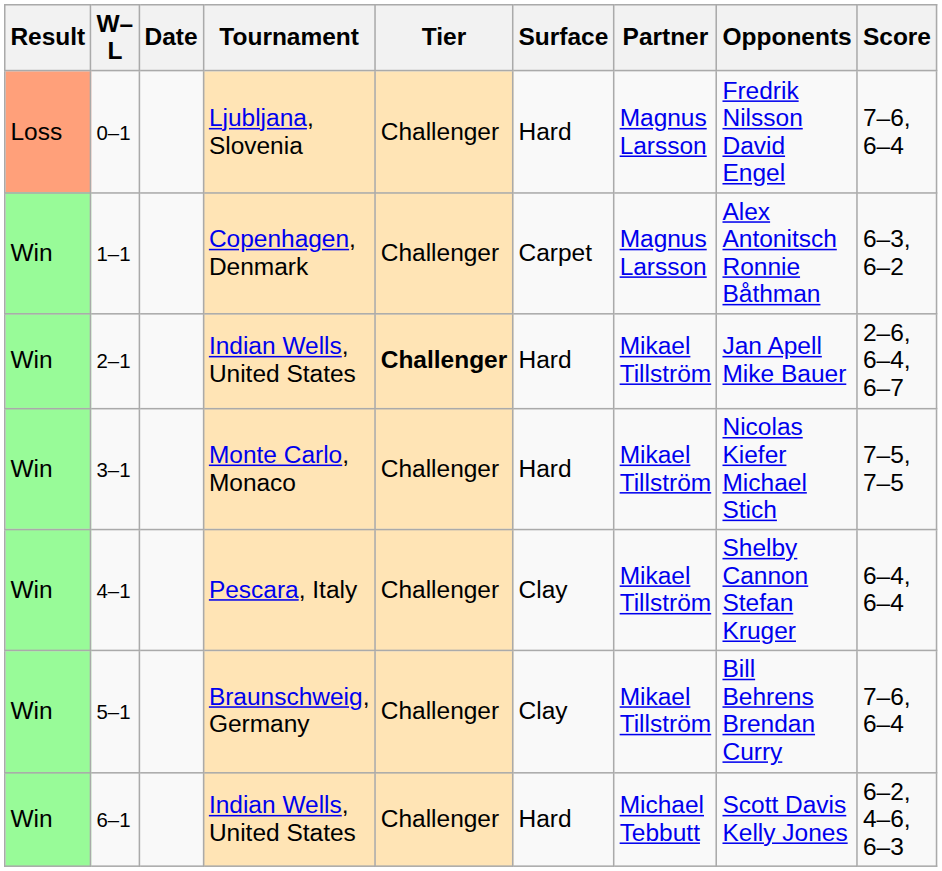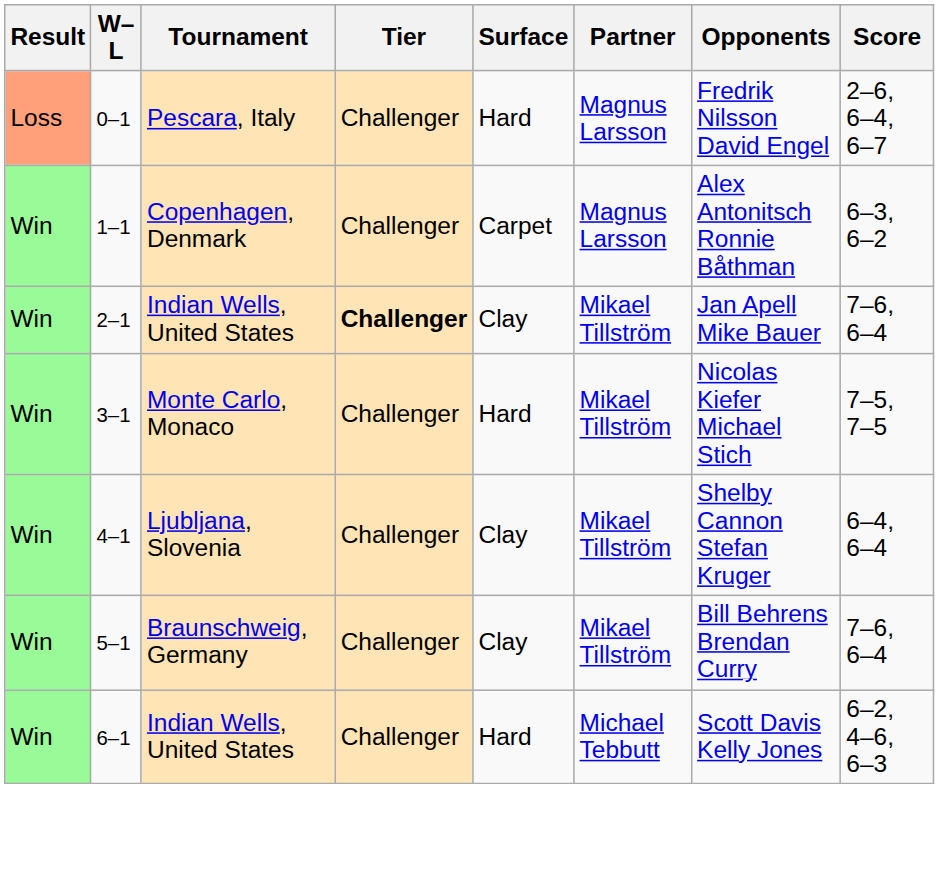- column: (171, 37)
(261, 131) Ljubljana, Slovenia -> (221, 117) Pescara, Italy
(887, 131) 7–6, 6–4 -> (870, 117) 2–6, 6–4, 6–7
(545, 360) Hard -> (503, 319) Clay
(887, 360) 2–6, 6–4, 6–7 -> (870, 319) 7–6, 6–4
(283, 589) Pescara, Italy -> (199, 534) Ljubljana, Slovenia
